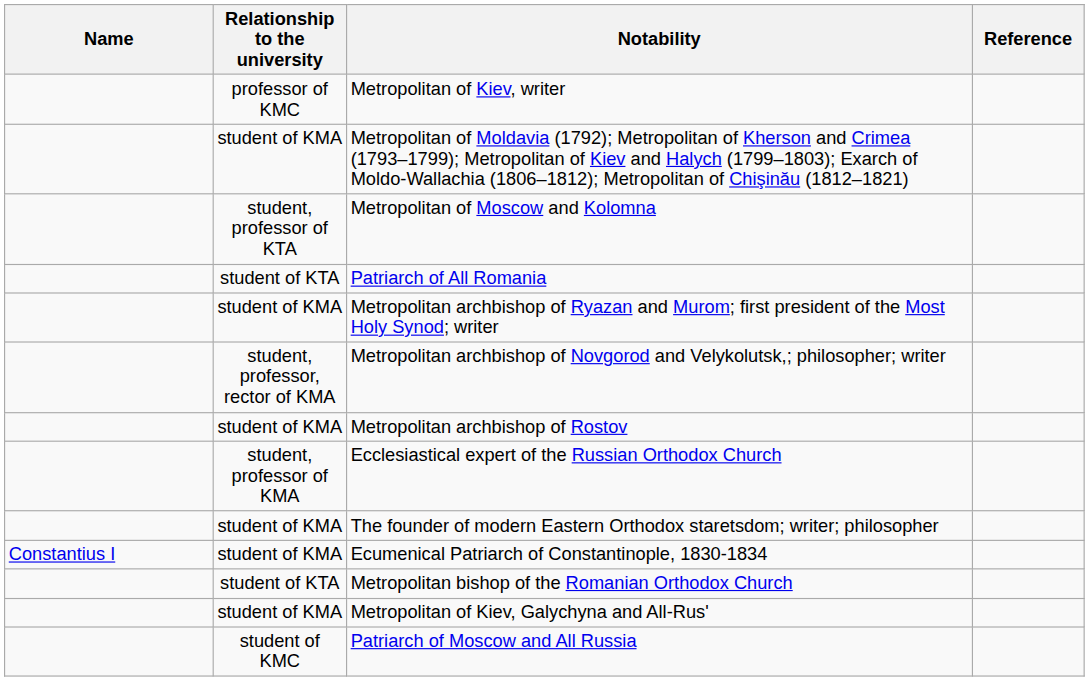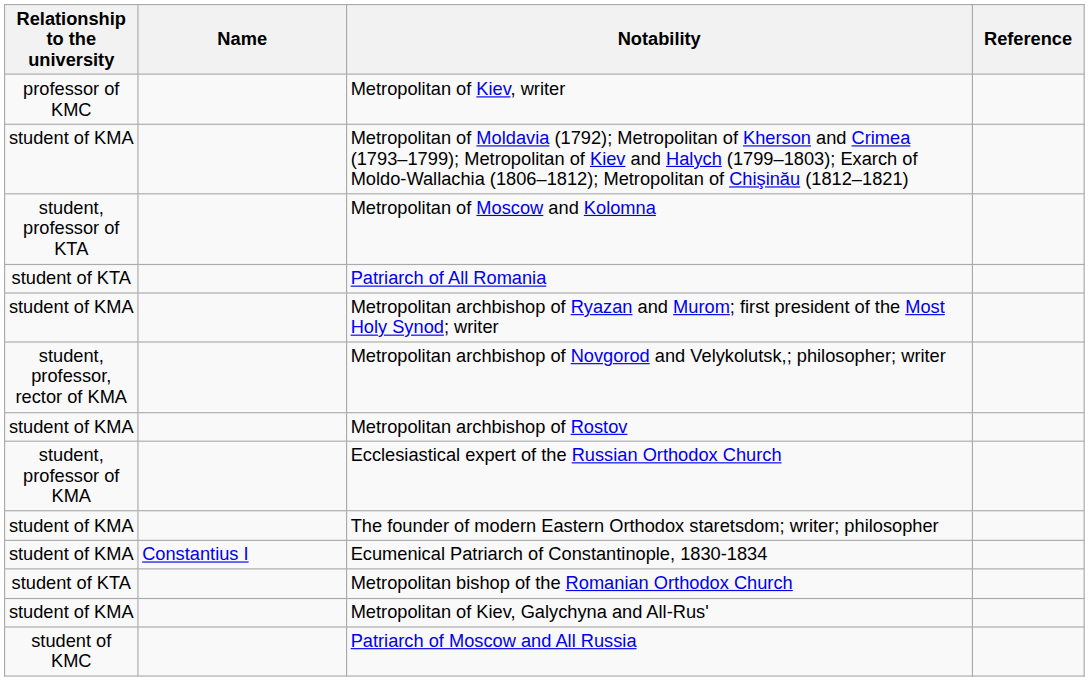columns swapped: (109, 39) <-> (280, 39)
